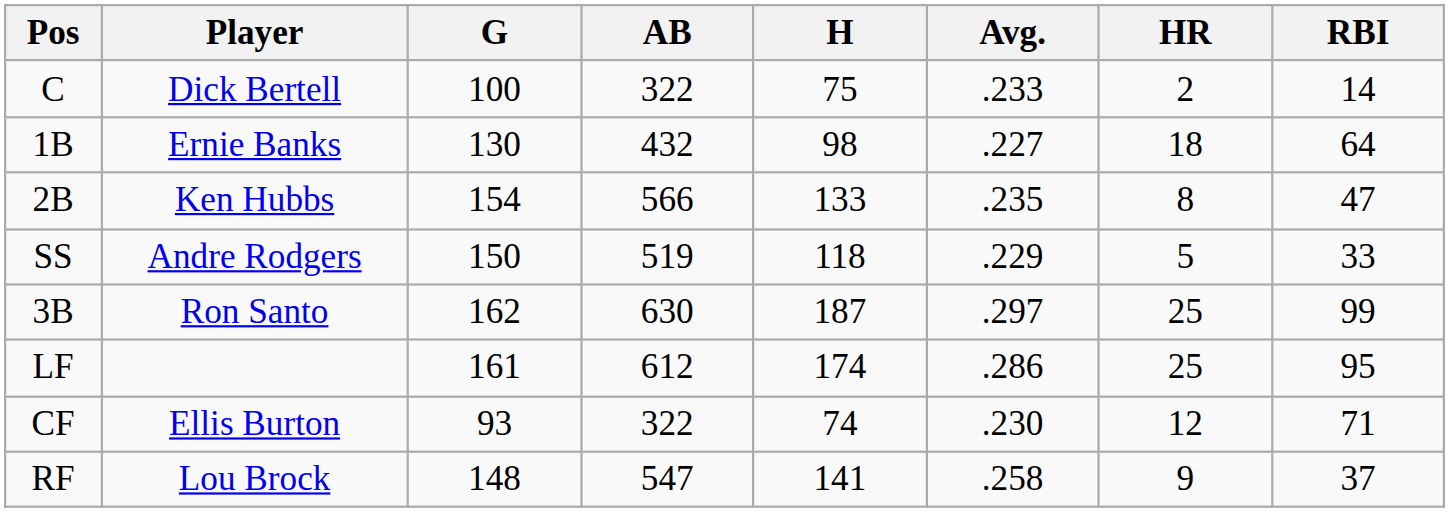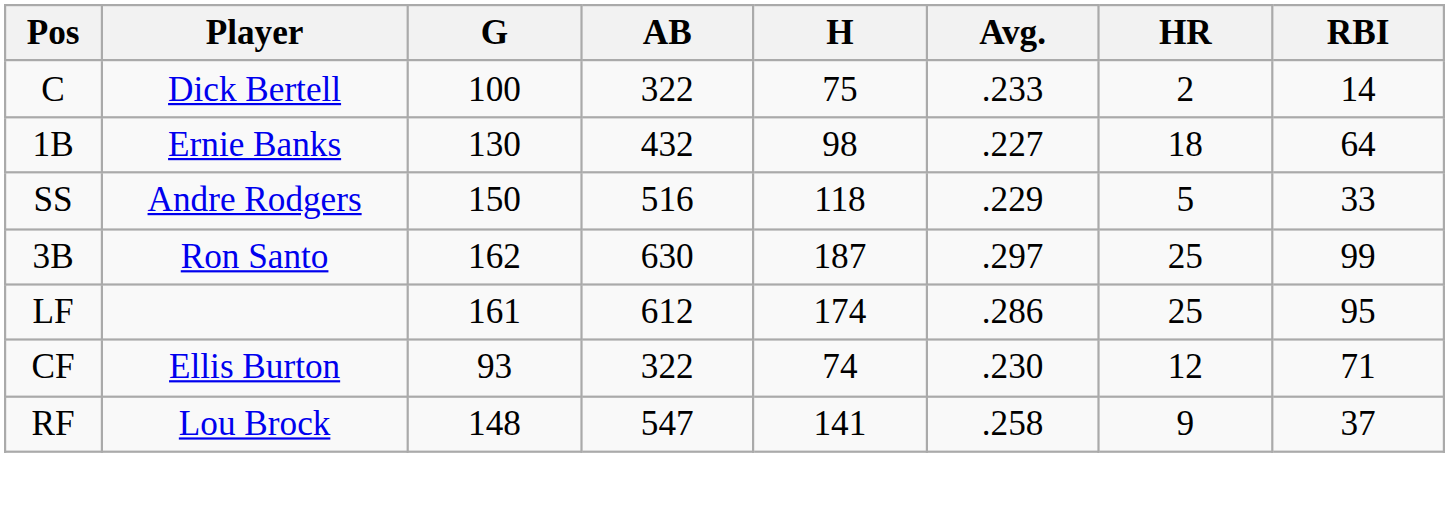- row: (53, 199)
(667, 255) 519 -> (667, 199) 516
